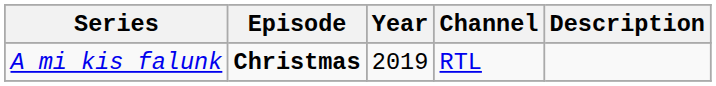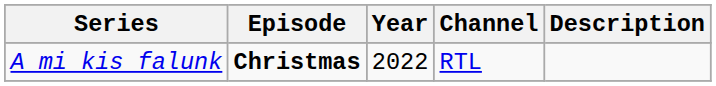(400, 62) 2019 -> (400, 62) 2022
